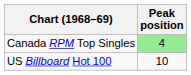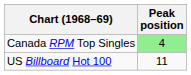(162, 61) 10 -> (162, 61) 11
